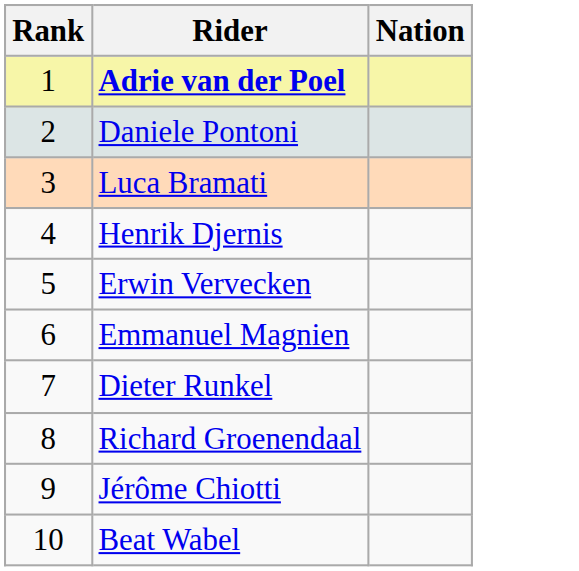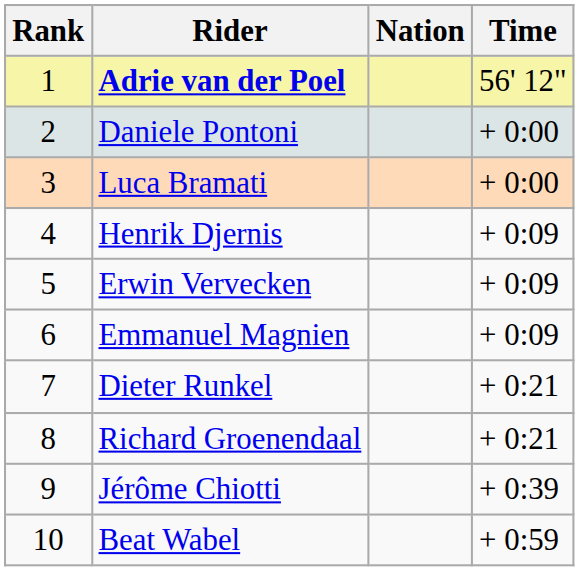+ column: (523, 30)
